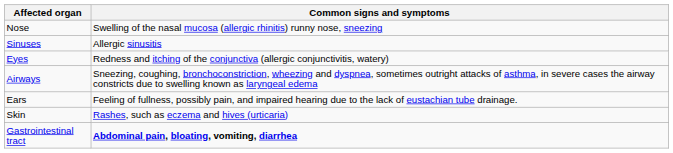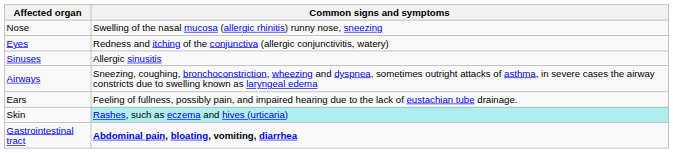rows swapped: (24, 43) <-> (17, 58)
(190, 115) no background -> (190, 115) paleturquoise background
